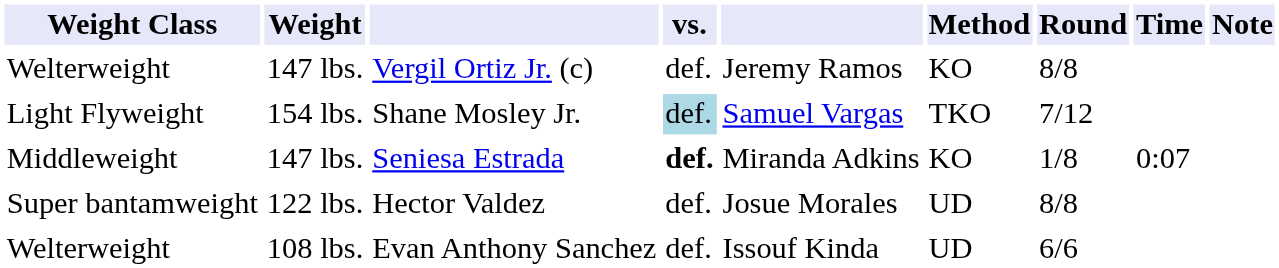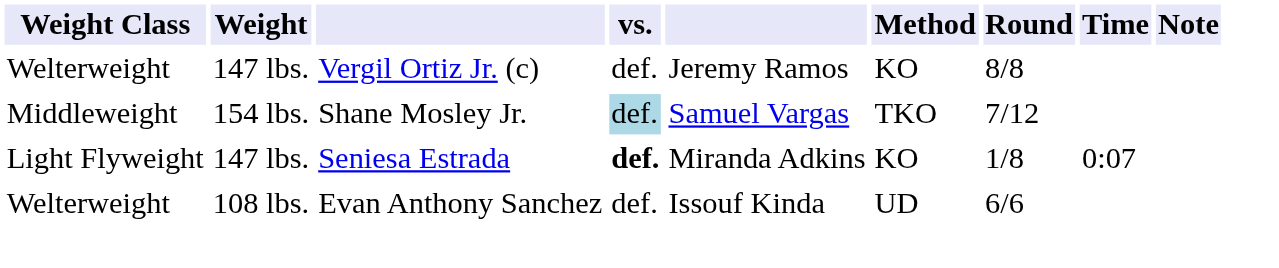(105, 113) Light Flyweight -> (92, 113) Middleweight
(92, 158) Middleweight -> (105, 158) Light Flyweight
- row: (459, 203)
